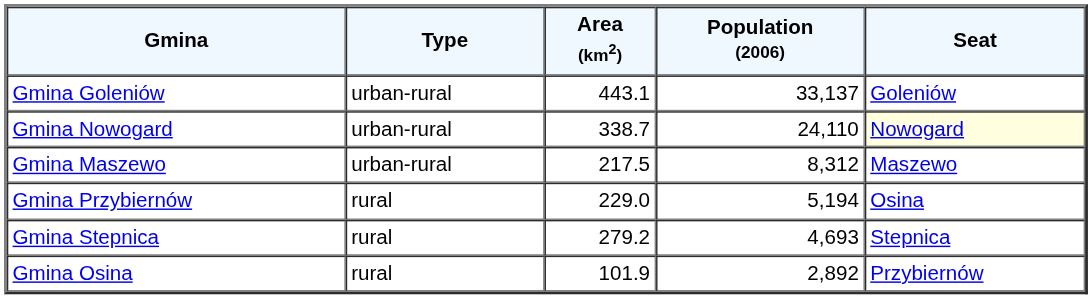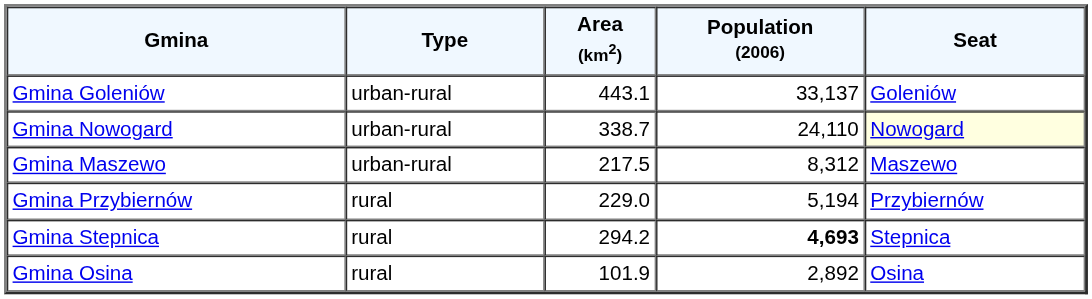(897, 200) Osina -> (927, 200) Przybiernów
(624, 237) 279.2 -> (624, 237) 294.2
(833, 237) normal -> (833, 237) bold
(927, 273) Przybiernów -> (897, 273) Osina
